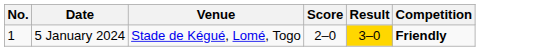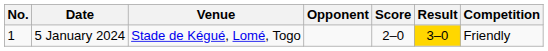+ column: (338, 14)
(421, 35) bold -> (487, 35) normal
